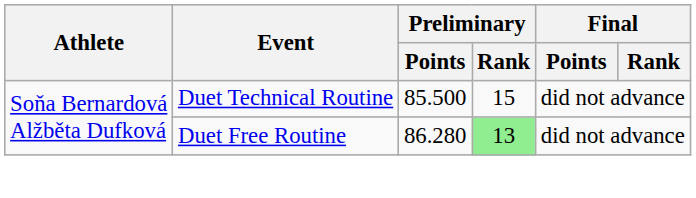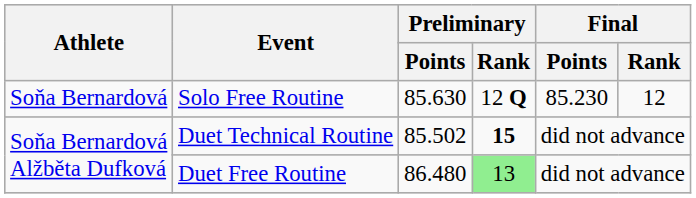+ row: (261, 98)
(435, 98) 85.500 -> (435, 136) 85.502
(504, 98) normal -> (504, 136) bold
(435, 136) 86.280 -> (435, 173) 86.480
